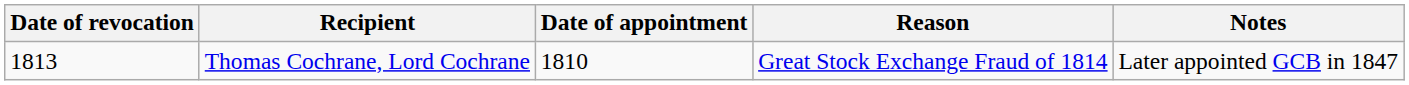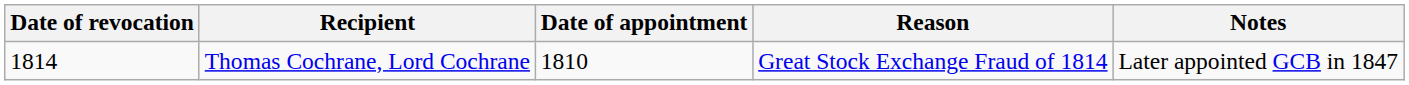(34, 60) 1813 -> (34, 60) 1814
